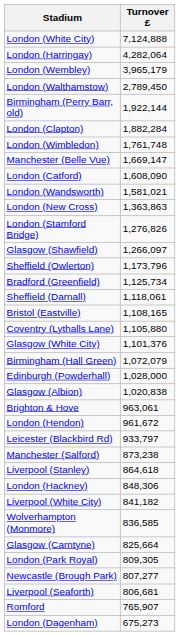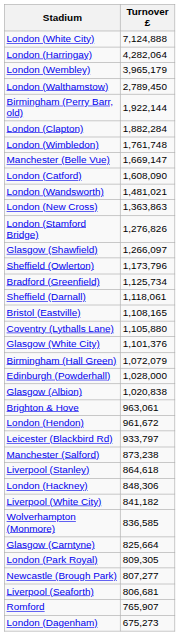(145, 192) 1,581,021 -> (145, 192) 1,481,021
